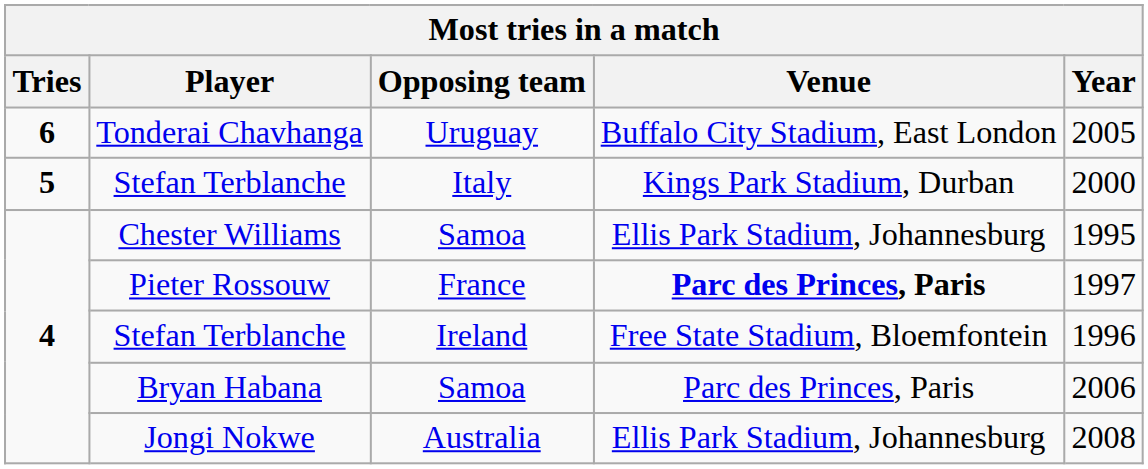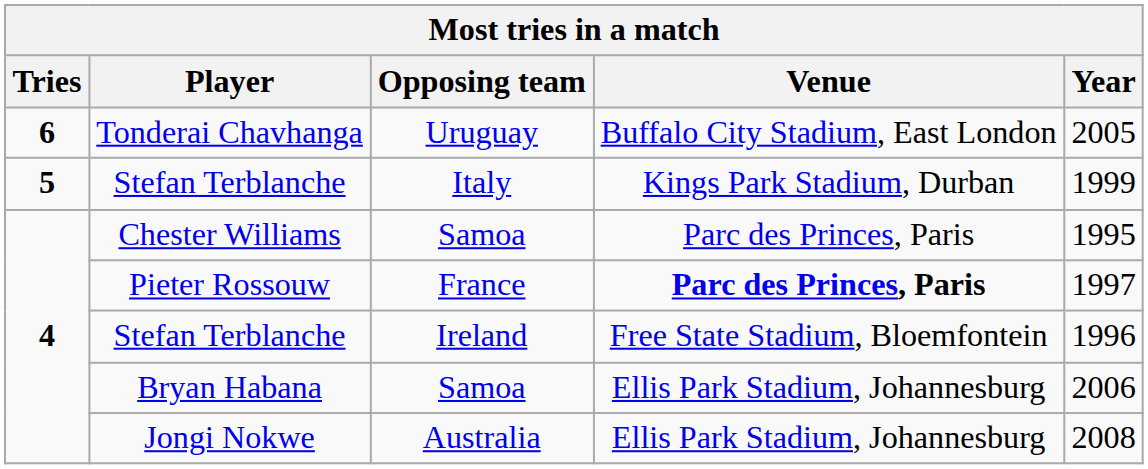(1104, 183) 2000 -> (1104, 183) 1999
(829, 234) Ellis Park Stadium, Johannesburg -> (829, 234) Parc des Princes, Paris
(829, 387) Parc des Princes, Paris -> (829, 387) Ellis Park Stadium, Johannesburg
